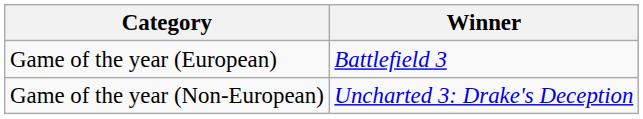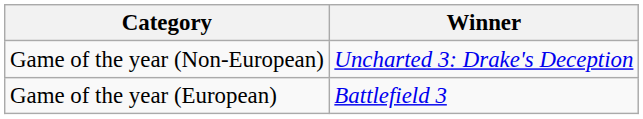rows swapped: (143, 58) <-> (167, 95)
